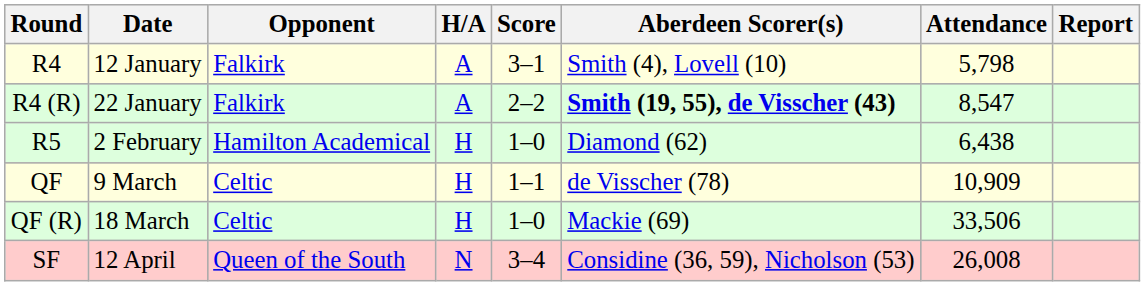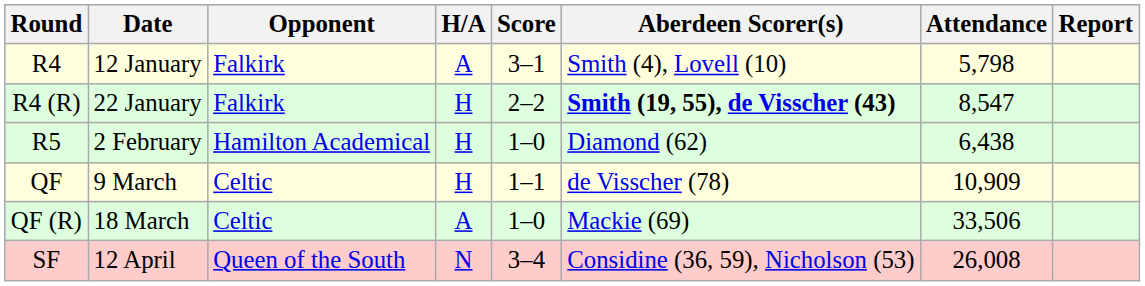(464, 102) A -> (464, 102) H
(464, 220) H -> (464, 220) A
